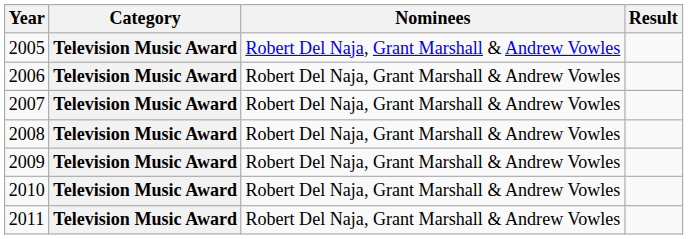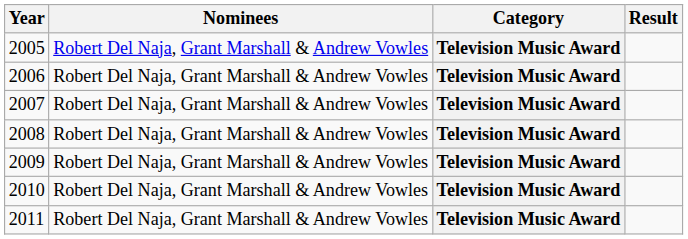columns swapped: (145, 18) <-> (433, 18)
